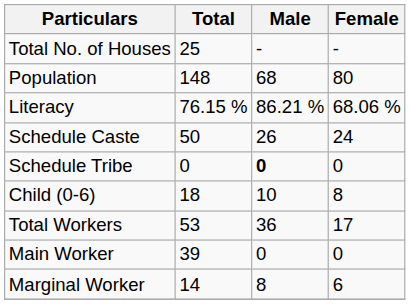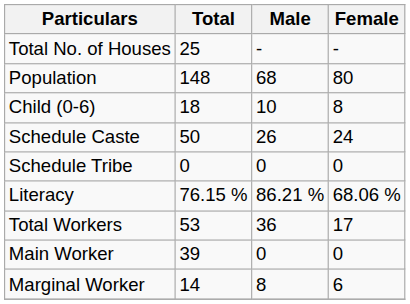rows swapped: (52, 195) <-> (41, 107)
(261, 166) bold -> (261, 166) normal
